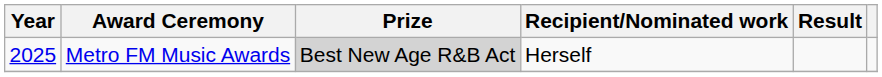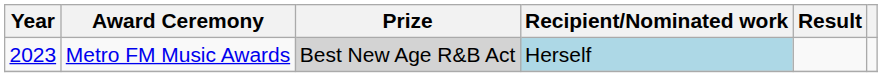(33, 54) 2025 -> (33, 54) 2023
(558, 54) no background -> (558, 54) lightblue background
